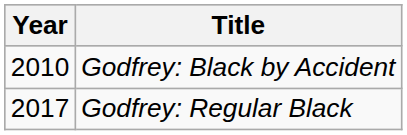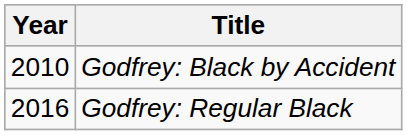(40, 108) 2017 -> (40, 108) 2016
